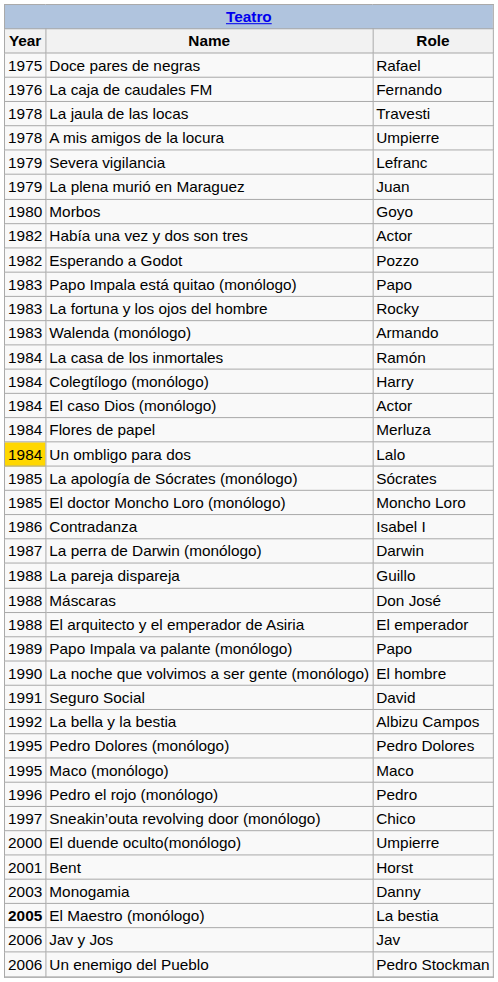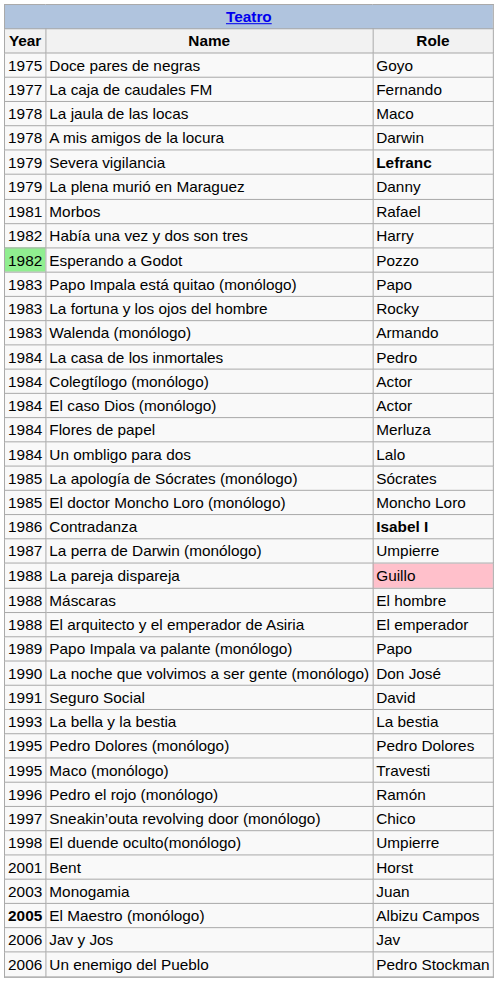(398, 65) Rafael -> (395, 65) Goyo
(25, 90) 1976 -> (25, 90) 1977
(403, 114) Travesti -> (395, 114) Maco
(408, 138) Umpierre -> (400, 138) Darwin
(402, 163) normal -> (404, 163) bold
(393, 187) Juan -> (398, 187) Danny
(25, 211) 1980 -> (25, 211) 1981
(395, 211) Goyo -> (398, 211) Rafael
(394, 236) Actor -> (395, 236) Harry
(25, 260) no background -> (25, 260) lightgreen background
(401, 357) Ramón -> (397, 357) Pedro
(395, 381) Harry -> (394, 381) Actor
(25, 454) gold background -> (25, 454) no background
(401, 527) normal -> (402, 527) bold
(400, 552) Darwin -> (408, 552) Umpierre
(396, 576) no background -> (396, 576) pink background
(409, 600) Don José -> (411, 600) El hombre
(411, 673) El hombre -> (409, 673) Don José
(25, 722) 1992 -> (25, 722) 1993
(428, 722) Albizu Campos -> (407, 722) La bestia
(395, 770) Maco -> (403, 770) Travesti
(397, 795) Pedro -> (401, 795) Ramón
(25, 843) 2000 -> (25, 843) 1998
(398, 892) Danny -> (393, 892) Juan
(407, 916) La bestia -> (428, 916) Albizu Campos
